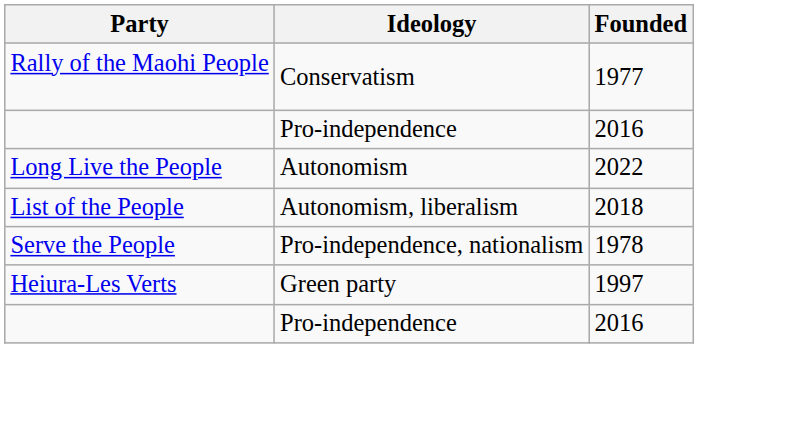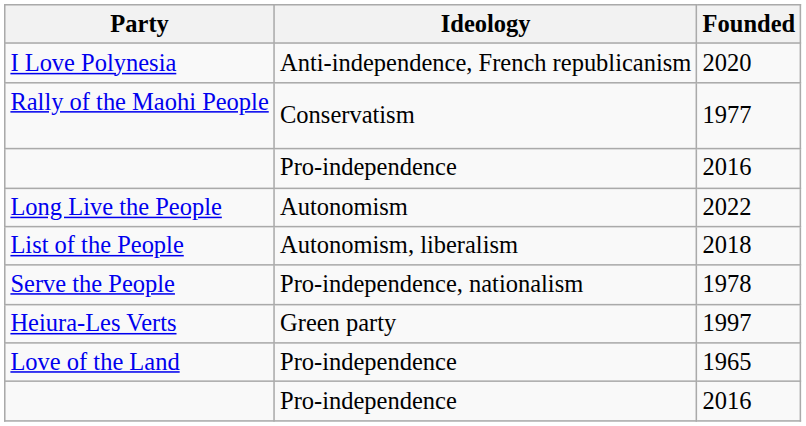+ row: (93, 62)
+ row: (95, 362)
